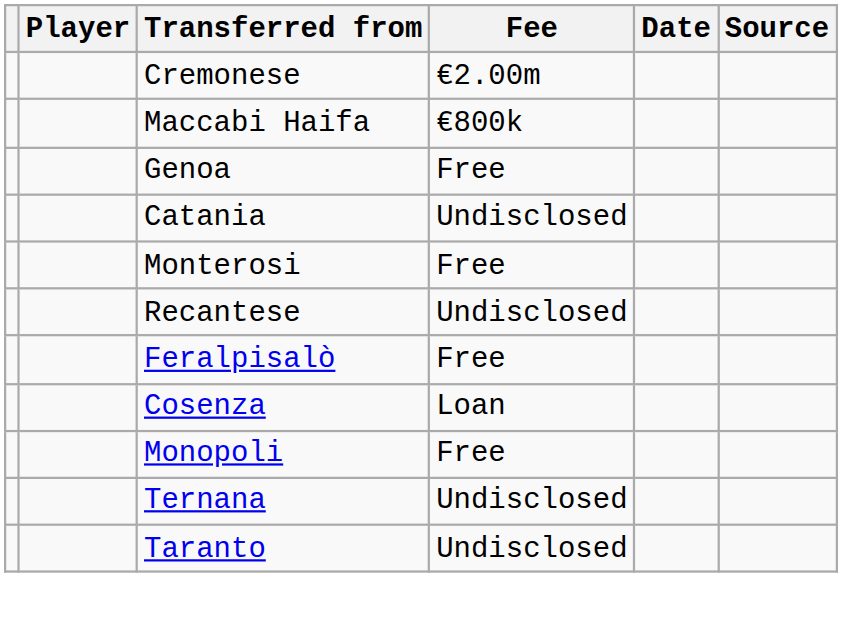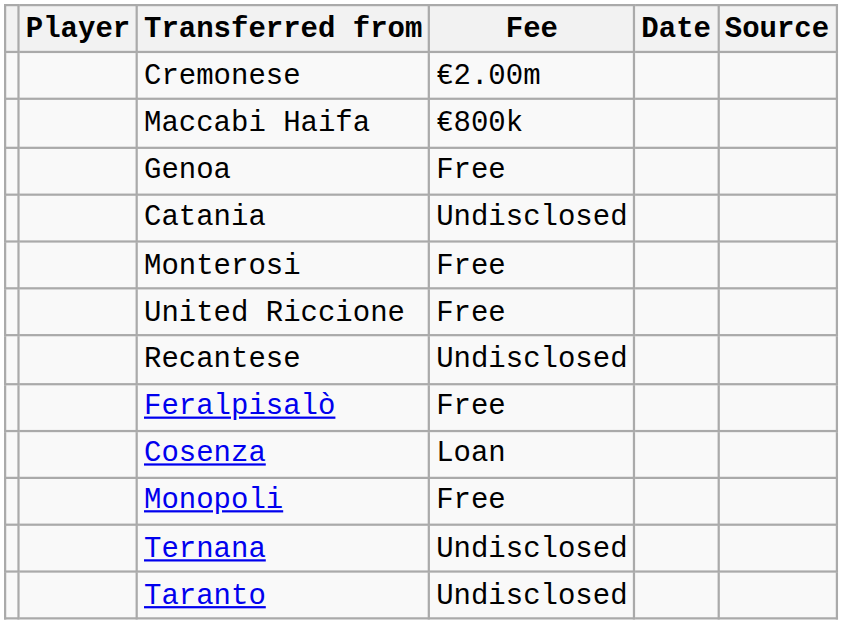+ row: (274, 312)
